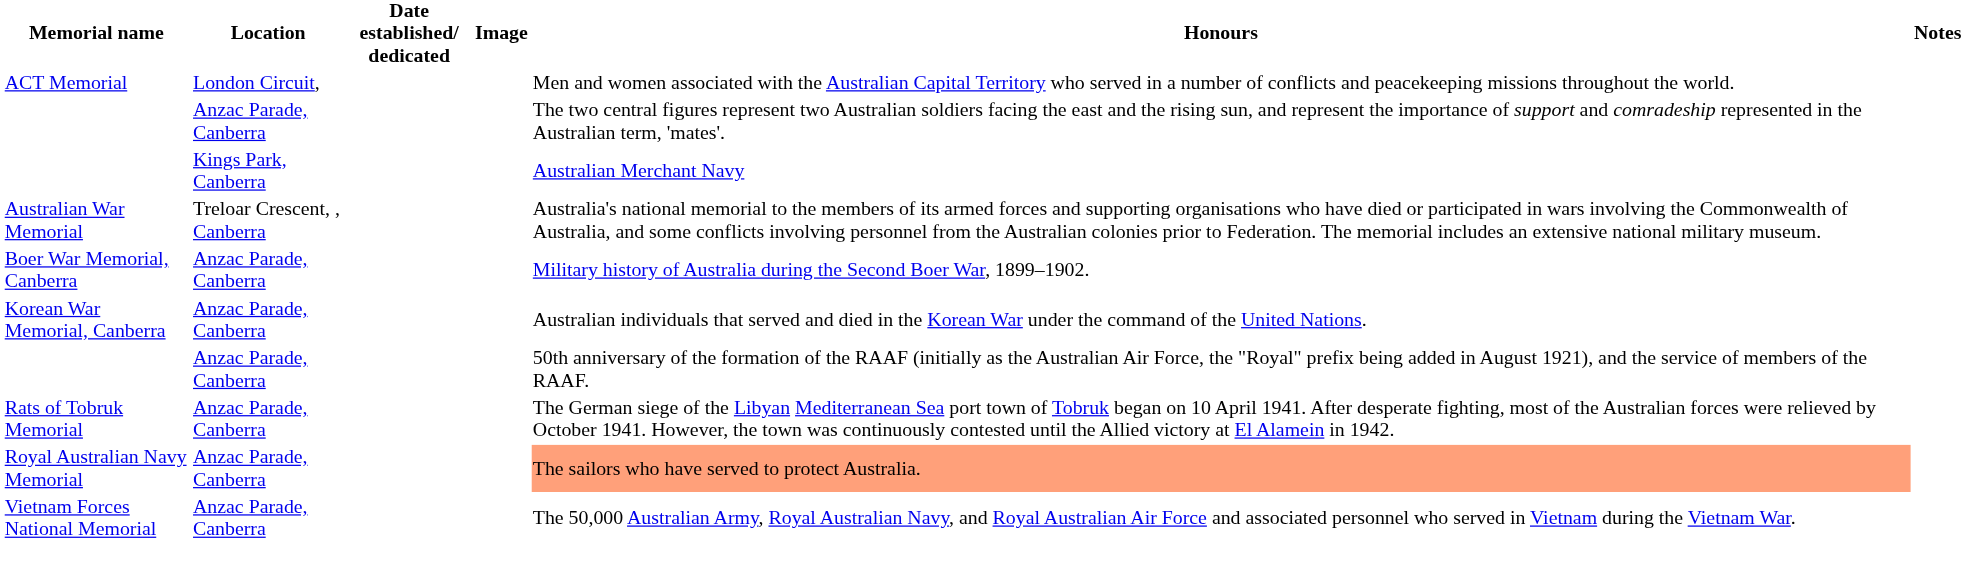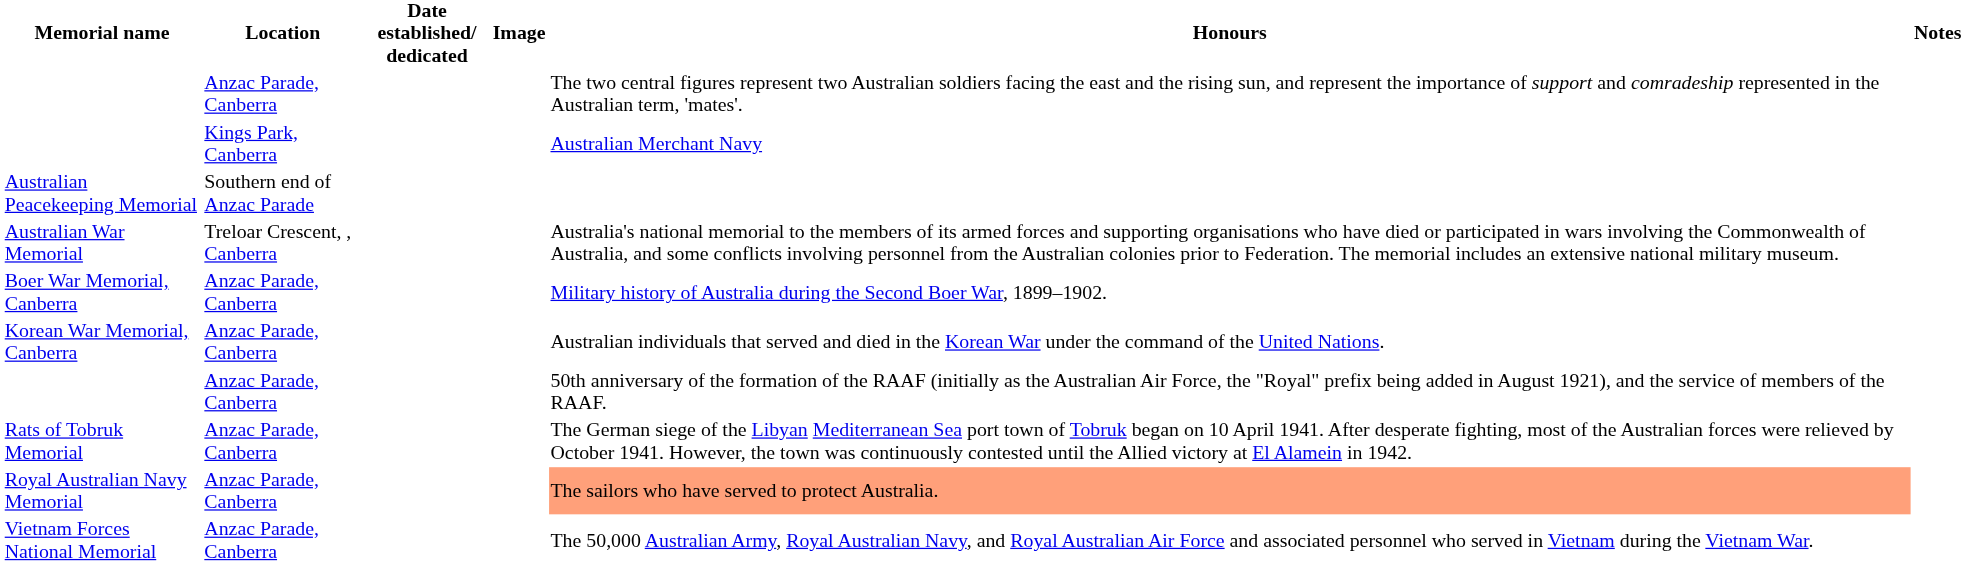- row: (66, 82)
+ row: (101, 193)
